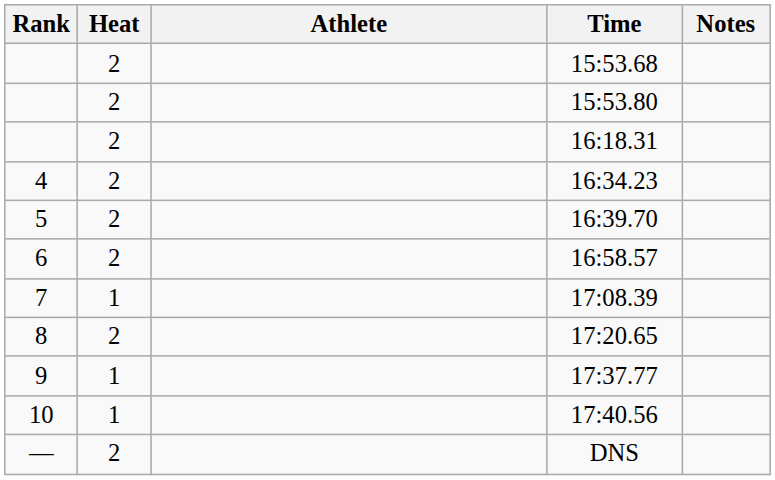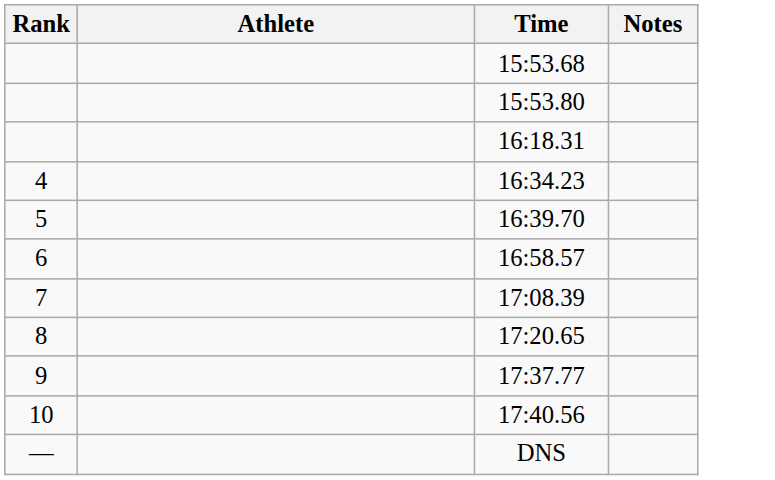- column: (114, 24)
